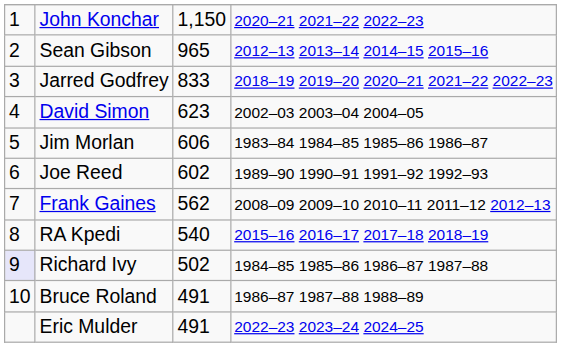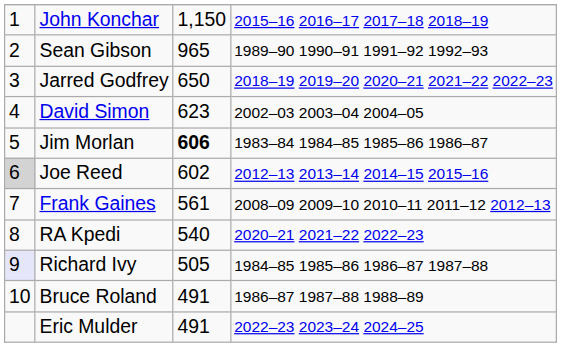(329, 20) 2020–21 2021–22 2022–23 -> (361, 20) 2015–16 2016–17 2017–18 2018–19
(361, 51) 2012–13 2013–14 2014–15 2015–16 -> (361, 51) 1989–90 1990–91 1991–92 1992–93
(194, 81) 833 -> (194, 81) 650
(194, 142) normal -> (194, 142) bold
(14, 173) no background -> (14, 173) lightgrey background
(361, 173) 1989–90 1990–91 1991–92 1992–93 -> (361, 173) 2012–13 2013–14 2014–15 2015–16
(194, 204) 562 -> (194, 204) 561
(361, 235) 2015–16 2016–17 2017–18 2018–19 -> (329, 235) 2020–21 2021–22 2022–23
(194, 265) 502 -> (194, 265) 505
